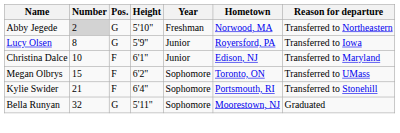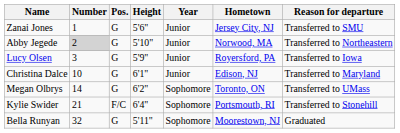+ row: (30, 27)
(185, 27) Freshman -> (178, 43) Junior
(74, 43) 8 -> (74, 58) 3
(114, 58) F -> (115, 74) G
(77, 74) 15 -> (77, 89) 14
(114, 74) F -> (115, 89) G
(114, 89) F -> (119, 105) F/C
